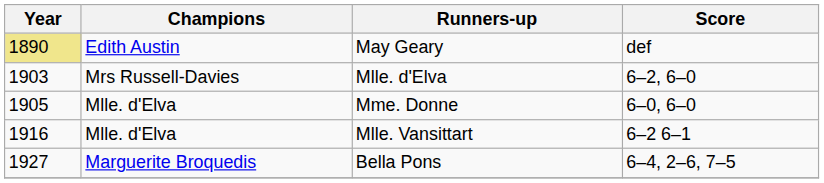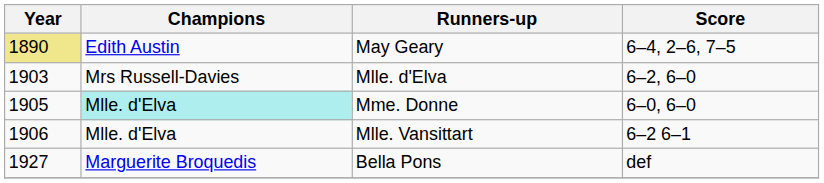(639, 47) def -> (681, 47) 6–4, 2–6, 7–5
(131, 104) no background -> (131, 104) paleturquoise background
(29, 133) 1916 -> (29, 133) 1906
(681, 162) 6–4, 2–6, 7–5 -> (639, 162) def
